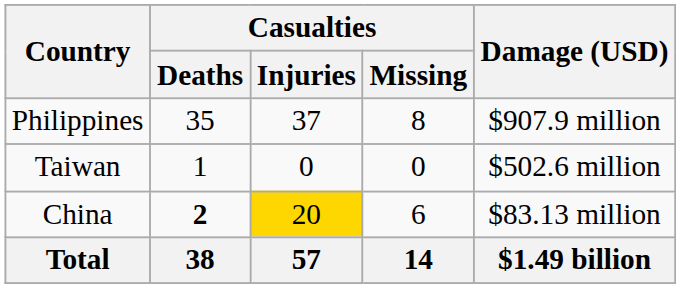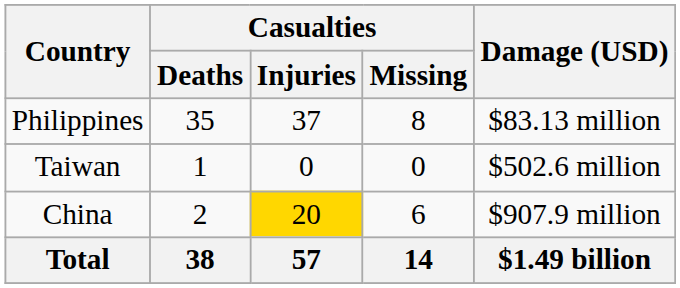(575, 120) $907.9 million -> (575, 120) $83.13 million
(200, 213) bold -> (200, 213) normal
(575, 213) $83.13 million -> (575, 213) $907.9 million
